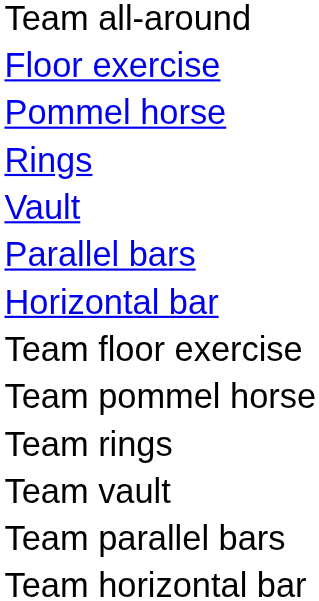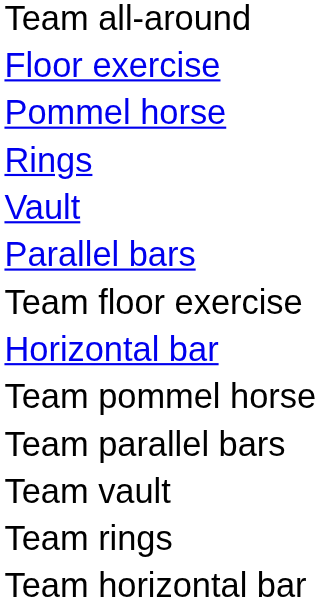rows swapped: (112, 302) <-> (154, 349)
rows swapped: (89, 444) <-> (145, 538)
